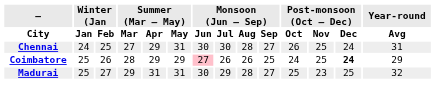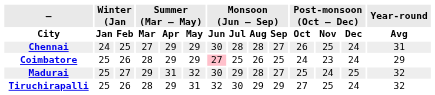(180, 47) 31 -> (194, 47) 29
(225, 47) 30 -> (237, 47) 28
(225, 60) 26 -> (237, 60) 25
(321, 60) 25 -> (328, 60) 23
(349, 60) bold -> (354, 60) normal
(180, 73) 31 -> (194, 73) 32
(321, 73) 23 -> (328, 73) 24
+ row: (49, 86)
